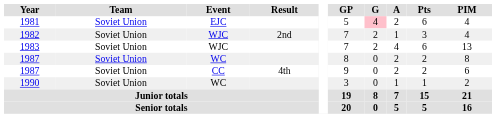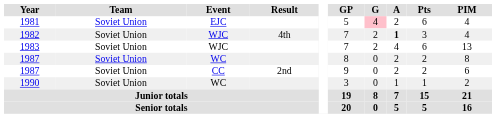(284, 34) 2nd -> (284, 34) 4th
(396, 34) normal -> (396, 34) bold
(284, 71) 4th -> (284, 71) 2nd
